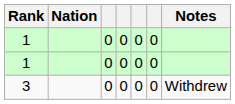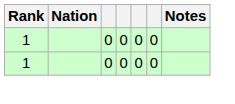- row: (26, 87)
